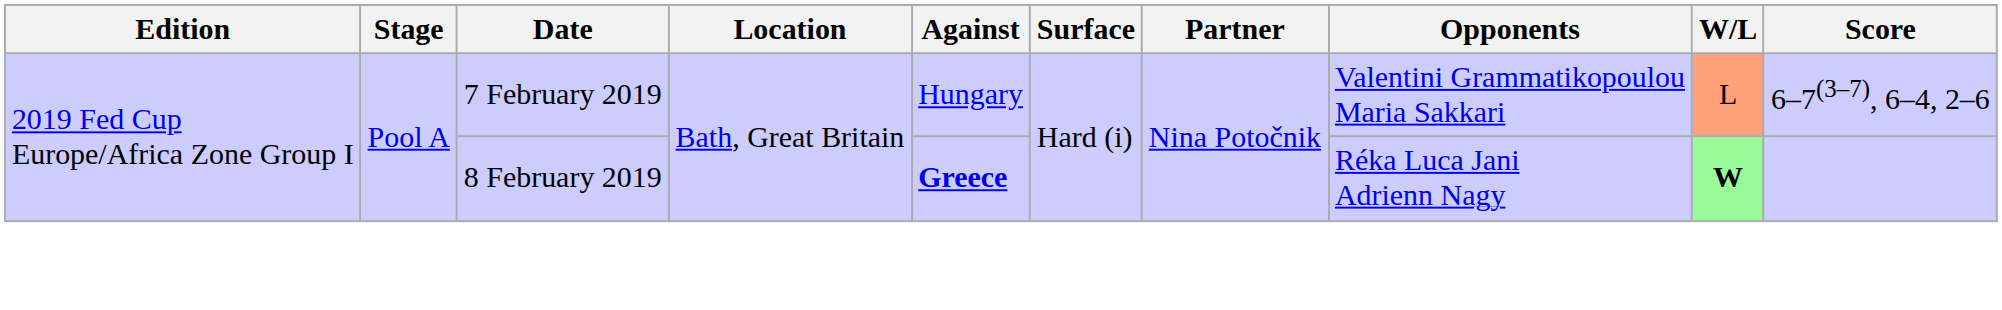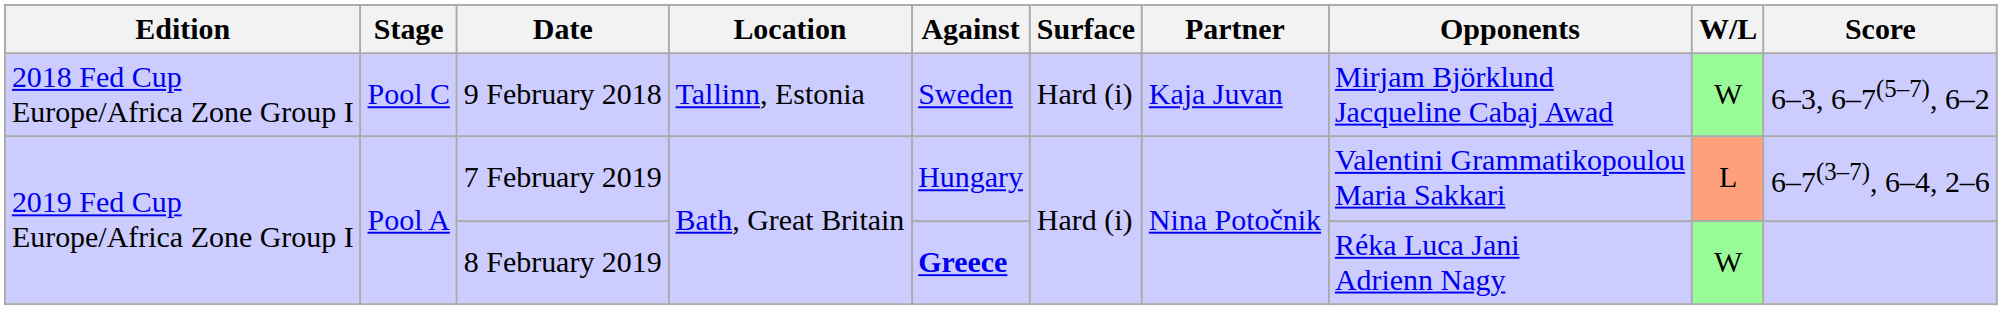+ row: (563, 94)
(1728, 177) bold -> (1728, 261) normal
